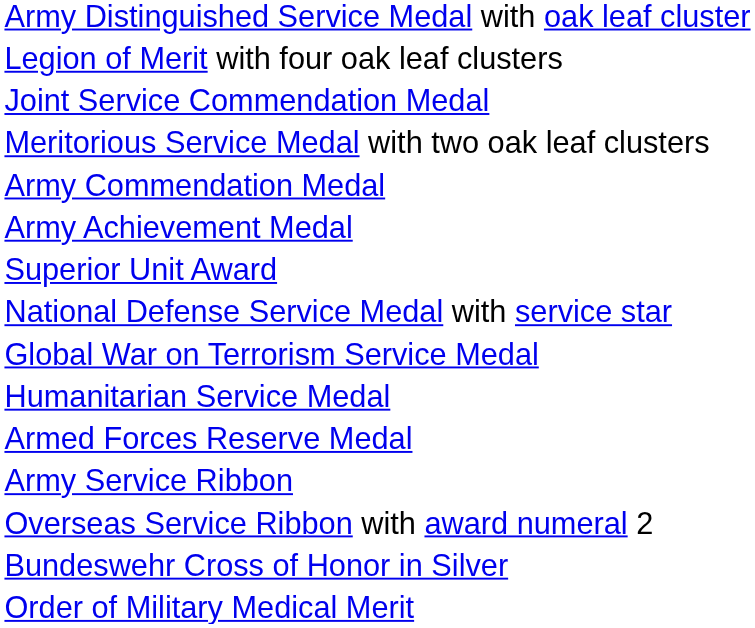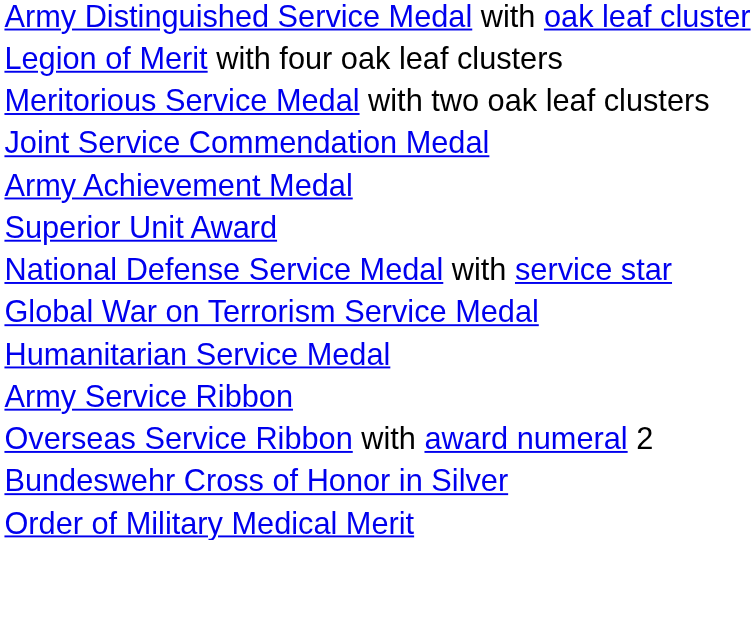rows swapped: (357, 143) <-> (247, 101)
- row: (195, 185)
- row: (208, 438)
